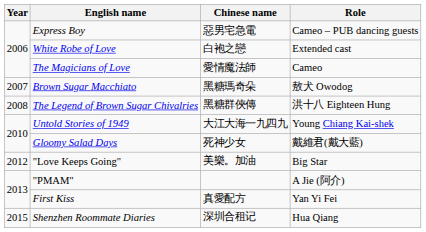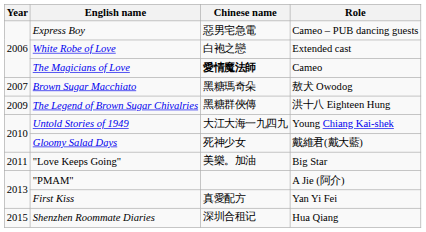(229, 67) normal -> (229, 67) bold
(17, 105) 2008 -> (17, 105) 2009
(17, 161) 2012 -> (17, 161) 2011
